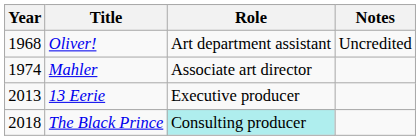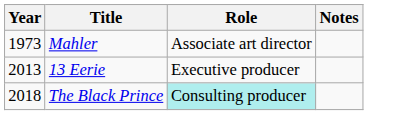- row: (73, 43)
(25, 69) 1974 -> (25, 43) 1973
